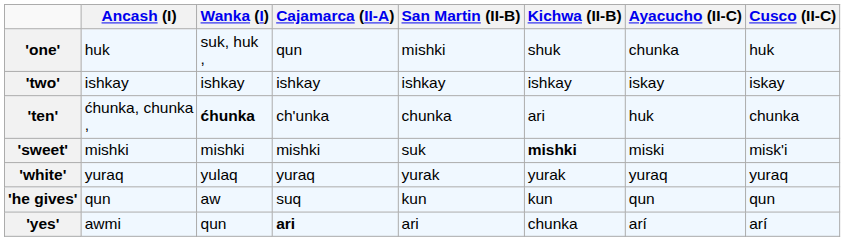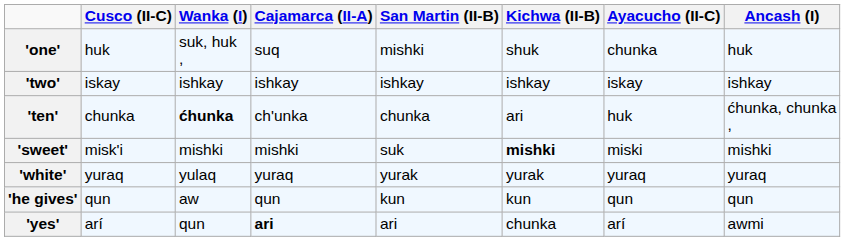columns swapped: (139, 16) <-> (793, 16)
(289, 50) qun -> (267, 50) suq
(289, 199) suq -> (267, 199) qun
